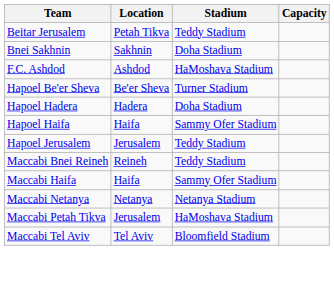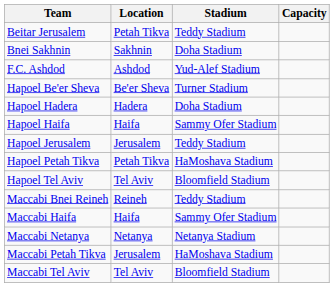(224, 69) HaMoshava Stadium -> (217, 69) Yud-Alef Stadium
+ row: (53, 161)
+ row: (45, 180)
